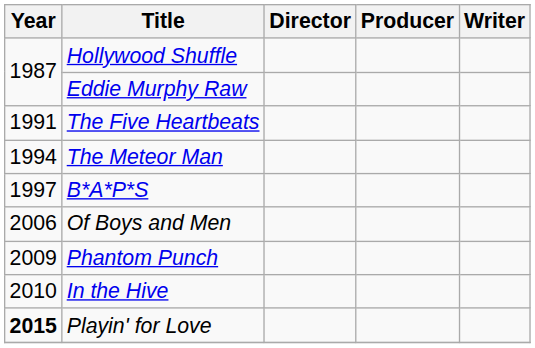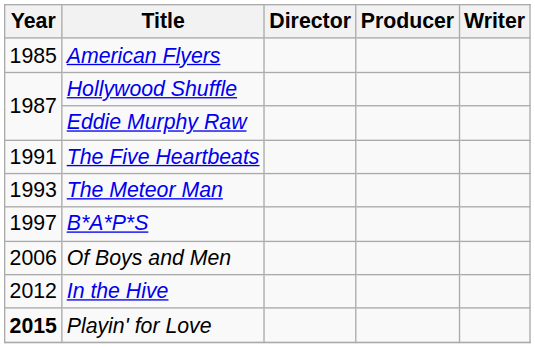+ row: (144, 55)
(33, 156) 1994 -> (33, 190) 1993
- row: (142, 257)
(33, 291) 2010 -> (33, 291) 2012
